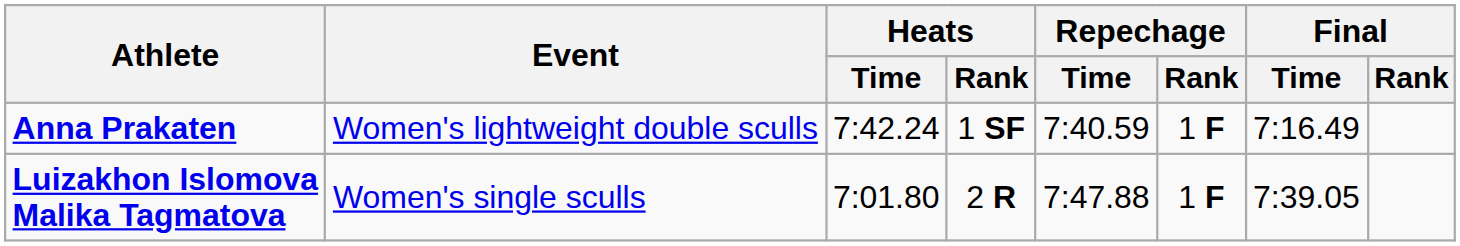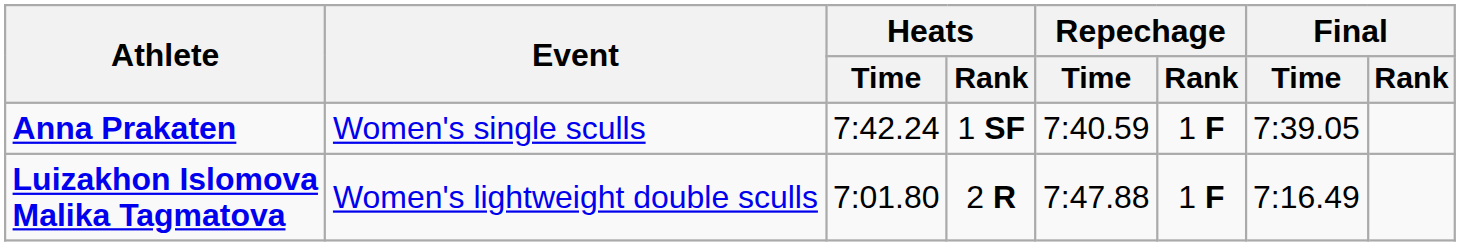(575, 129) Women's lightweight double sculls -> (489, 129) Women's single sculls
(1306, 129) 7:16.49 -> (1306, 129) 7:39.05
(489, 197) Women's single sculls -> (575, 197) Women's lightweight double sculls
(1306, 197) 7:39.05 -> (1306, 197) 7:16.49
